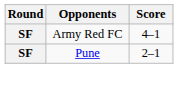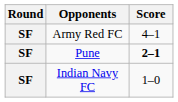(151, 53) normal -> (151, 53) bold
+ row: (87, 80)
